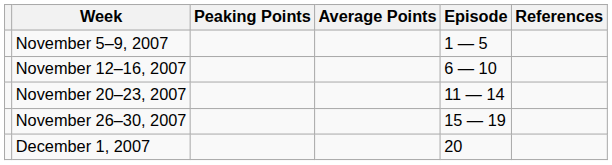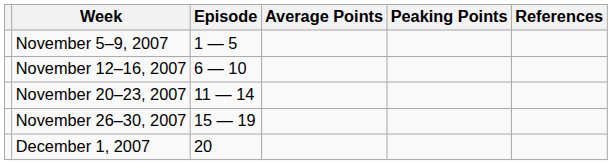columns swapped: (476, 17) <-> (252, 17)
